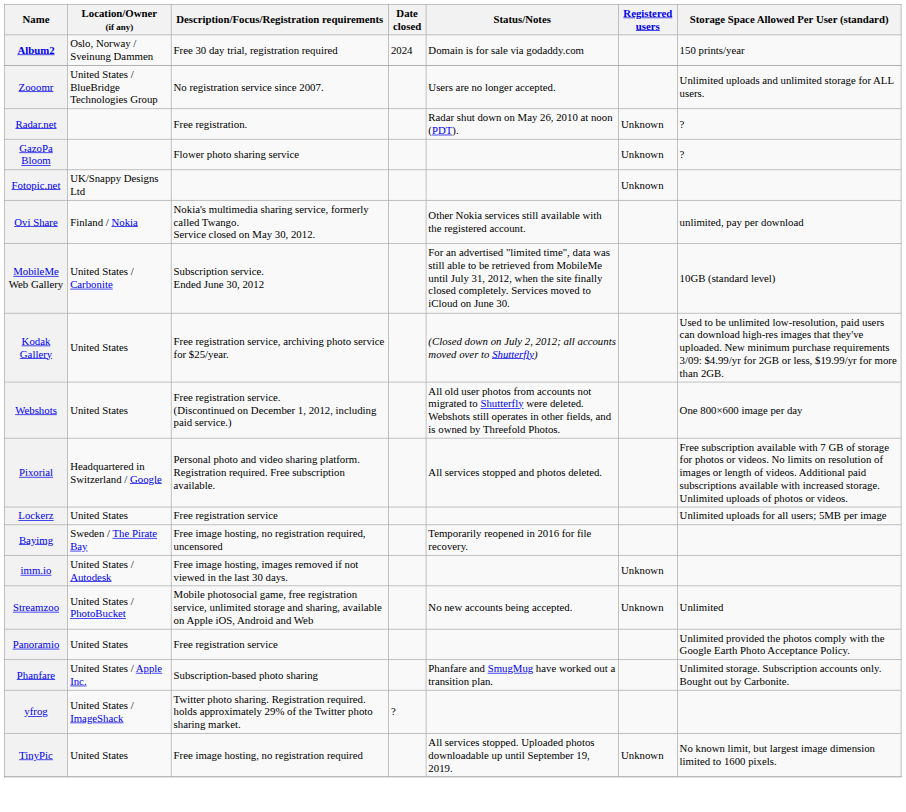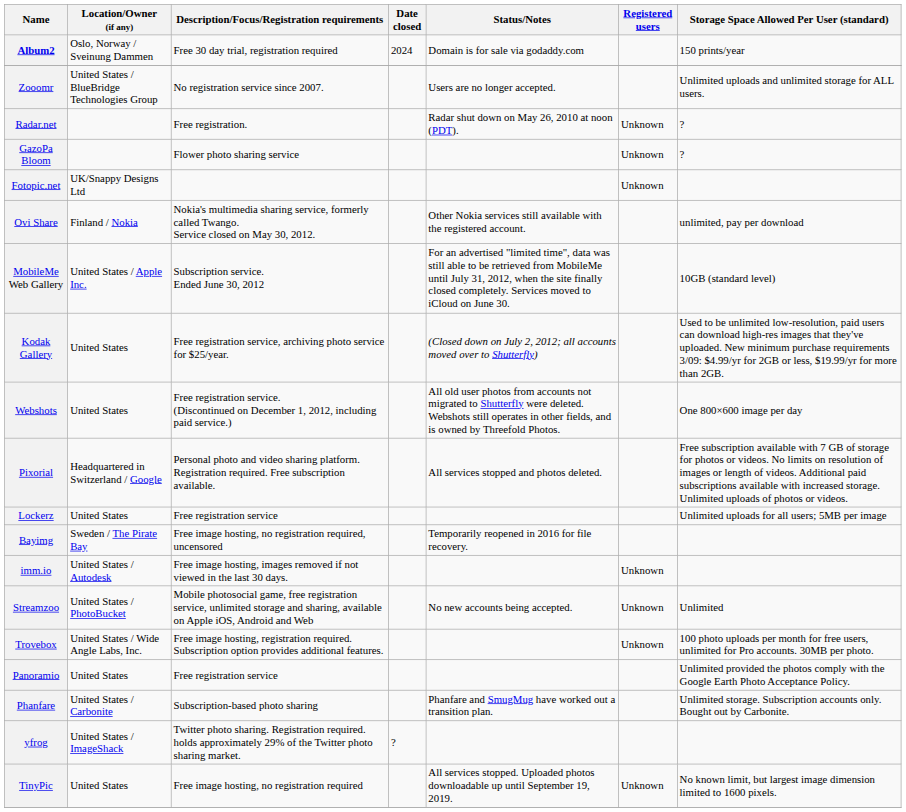(102, 278) United States / Carbonite -> (116, 278) United States / Apple Inc.
+ row: (36, 644)
(116, 675) United States / Apple Inc. -> (102, 705) United States / Carbonite
